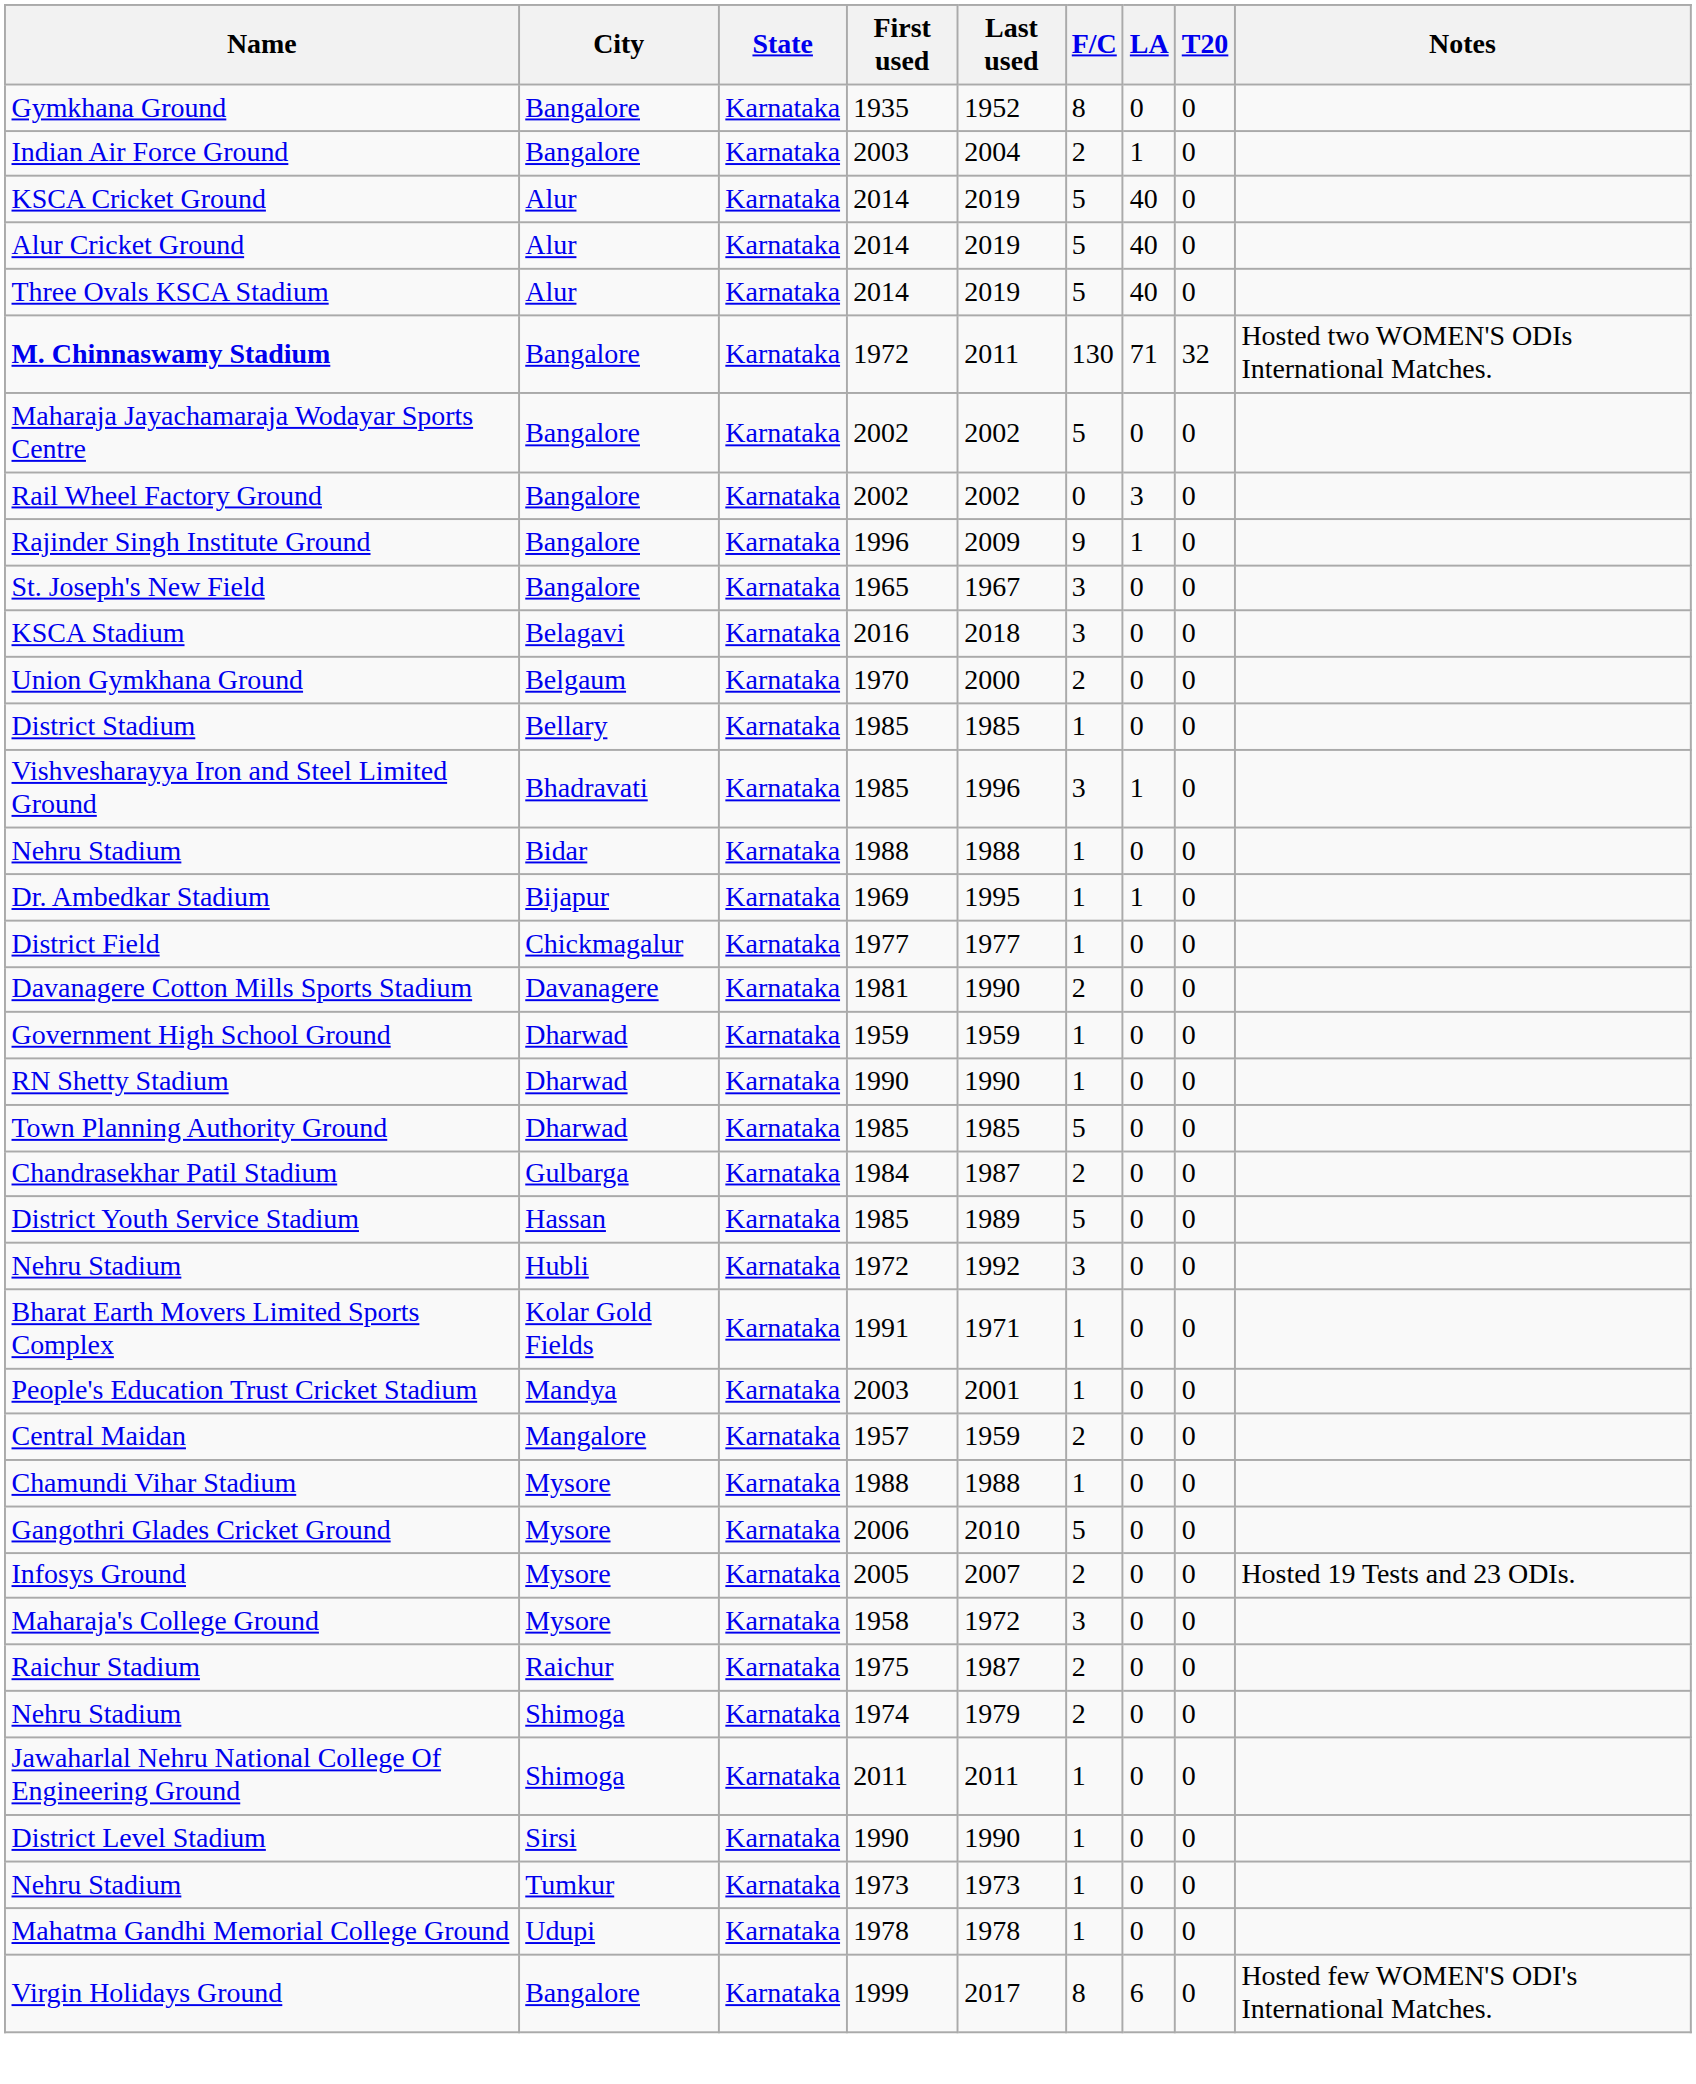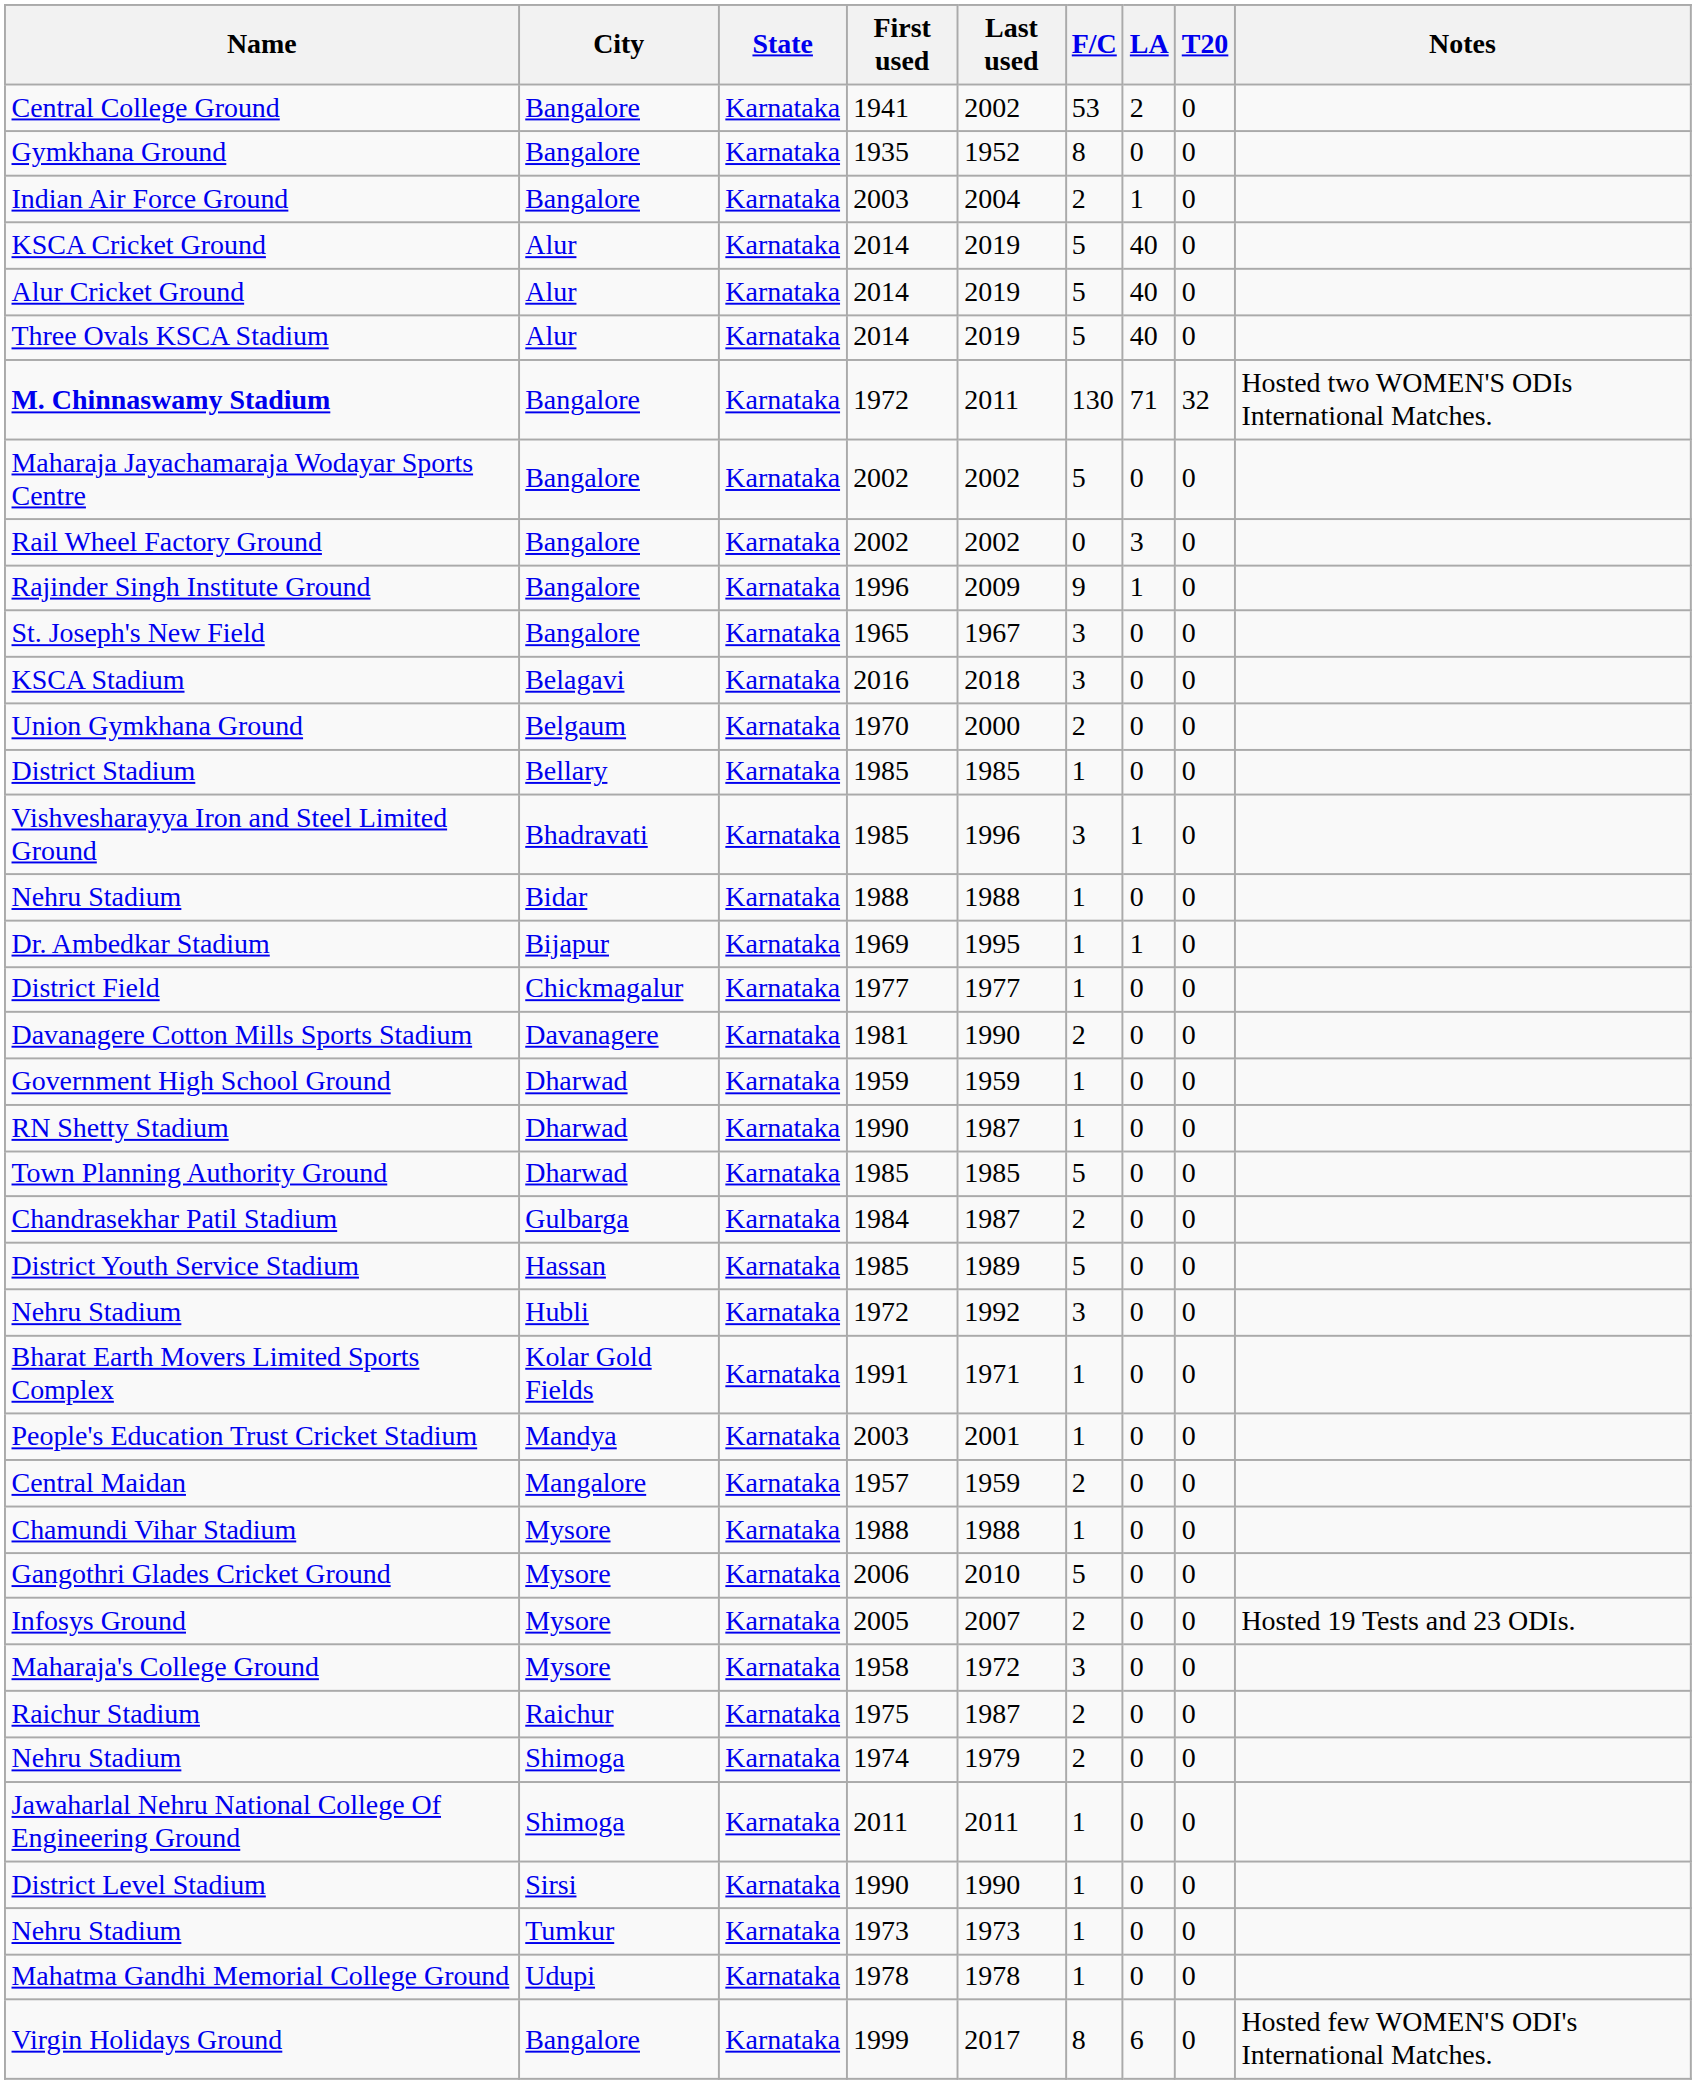+ row: (146, 106)
(992, 1081) 1990 -> (992, 1127) 1987
